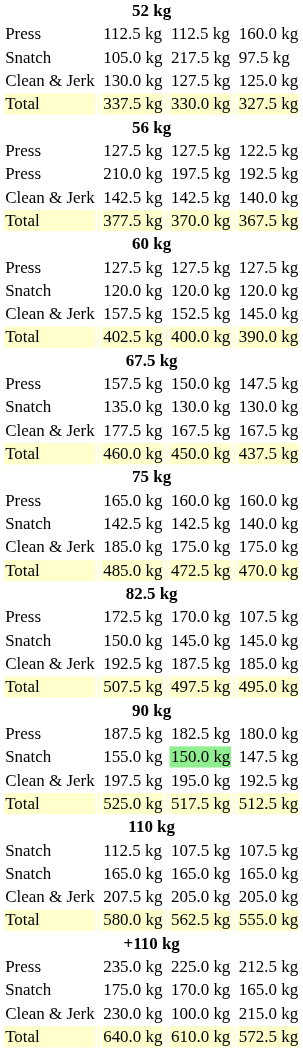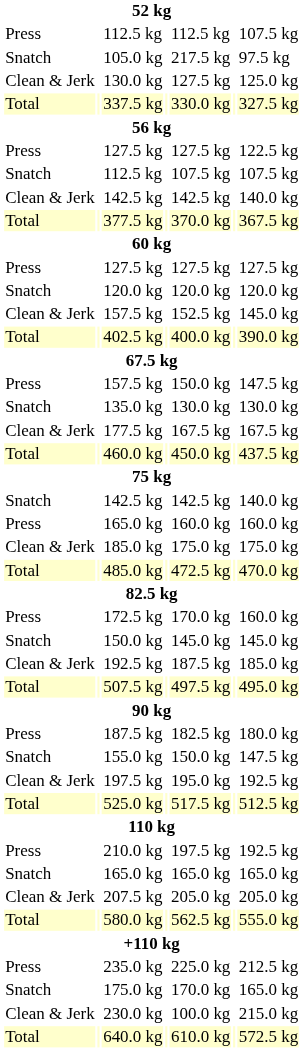(269, 34) 160.0 kg -> (269, 34) 107.5 kg
rows swapped: (28, 850) <-> (23, 173)
rows swapped: (23, 500) <-> (28, 523)
(269, 617) 107.5 kg -> (269, 617) 160.0 kg
(201, 756) lightgreen background -> (201, 756) no background
